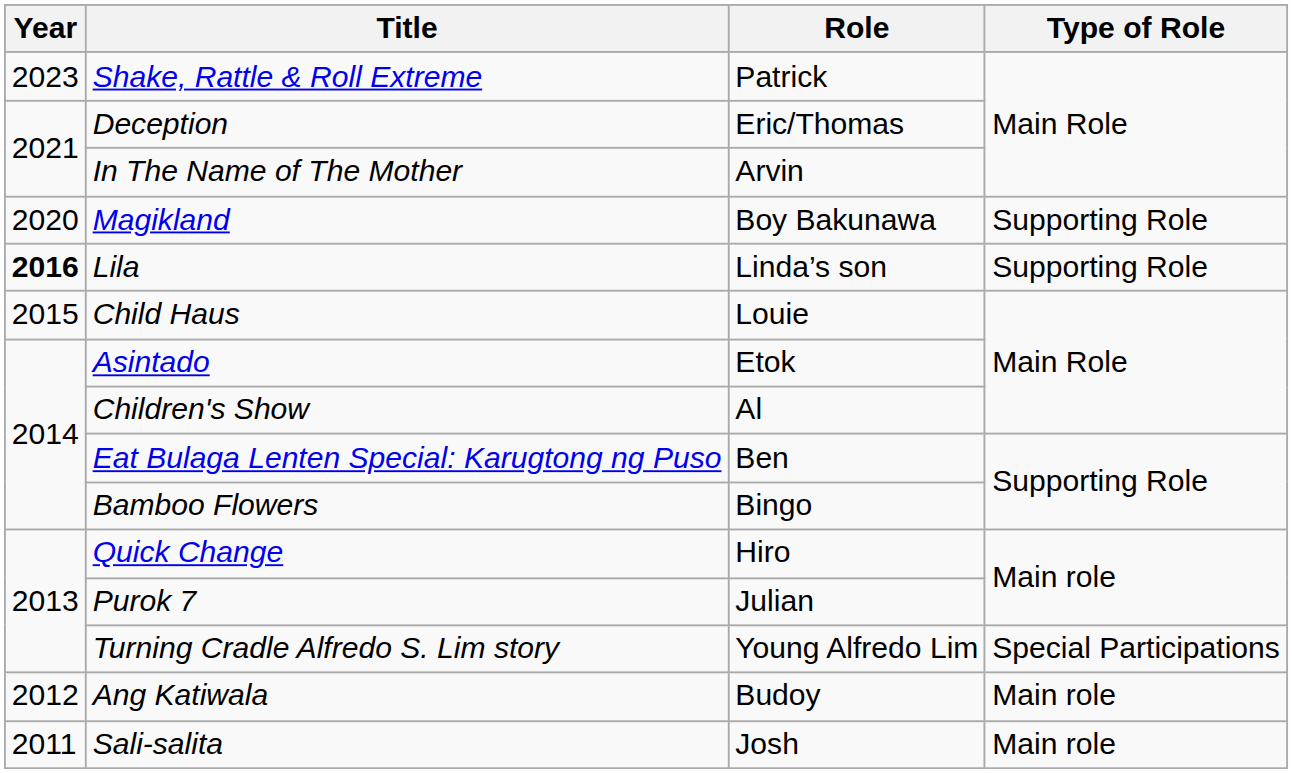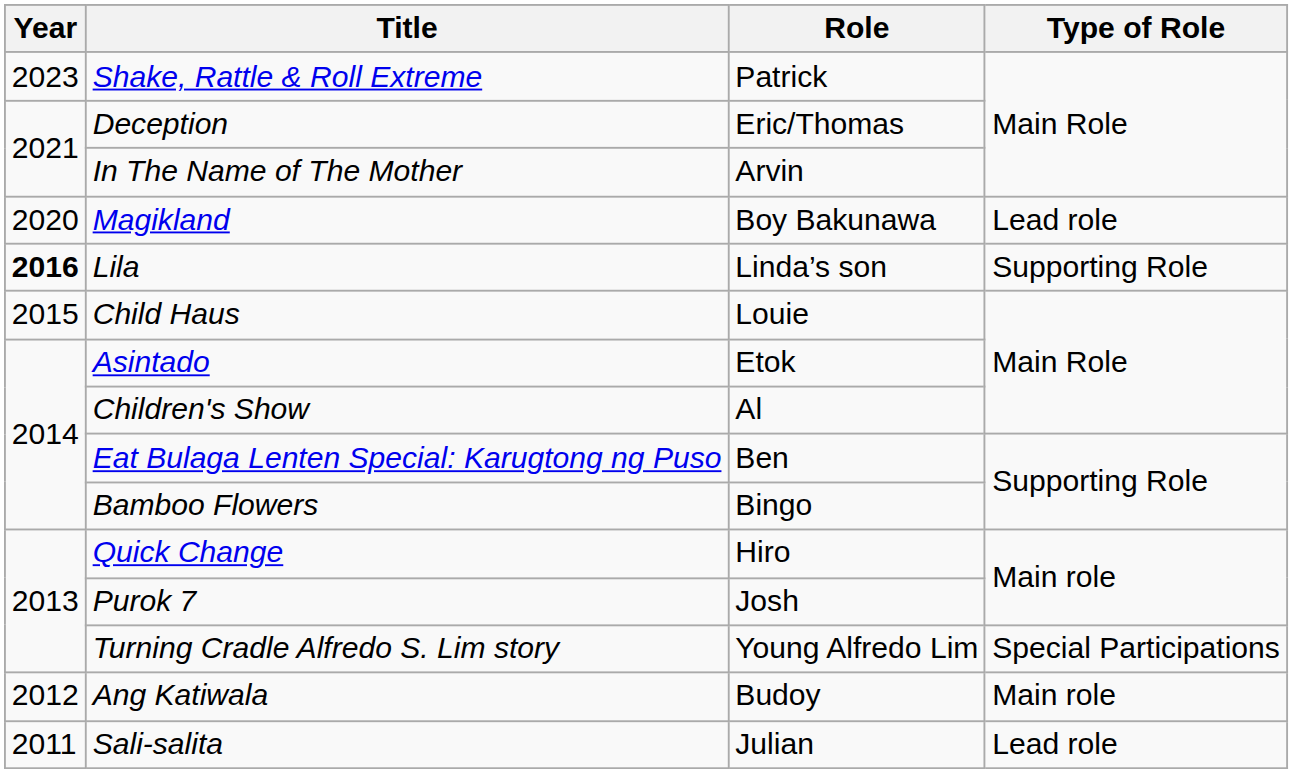(1100, 219) Supporting Role -> (1055, 219) Lead role
(775, 600) Julian -> (767, 600) Josh
(767, 743) Josh -> (775, 743) Julian
(1054, 743) Main role -> (1055, 743) Lead role
